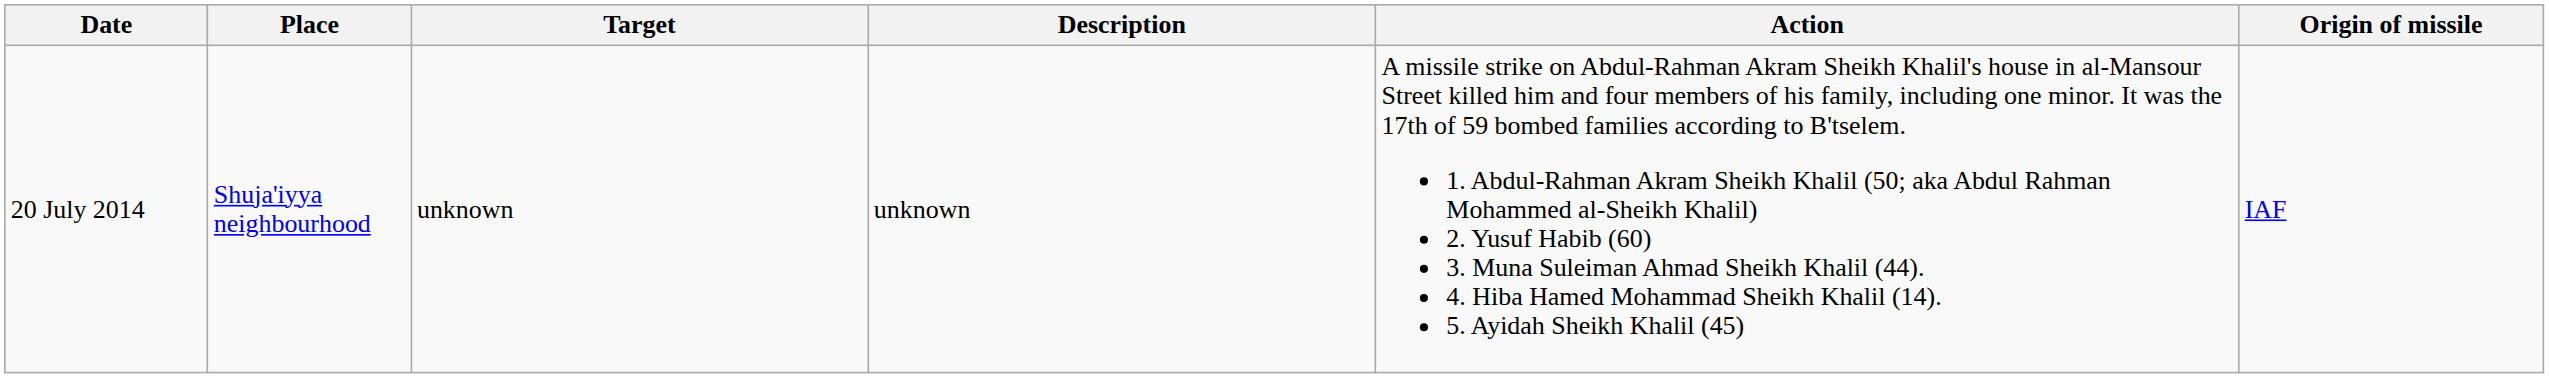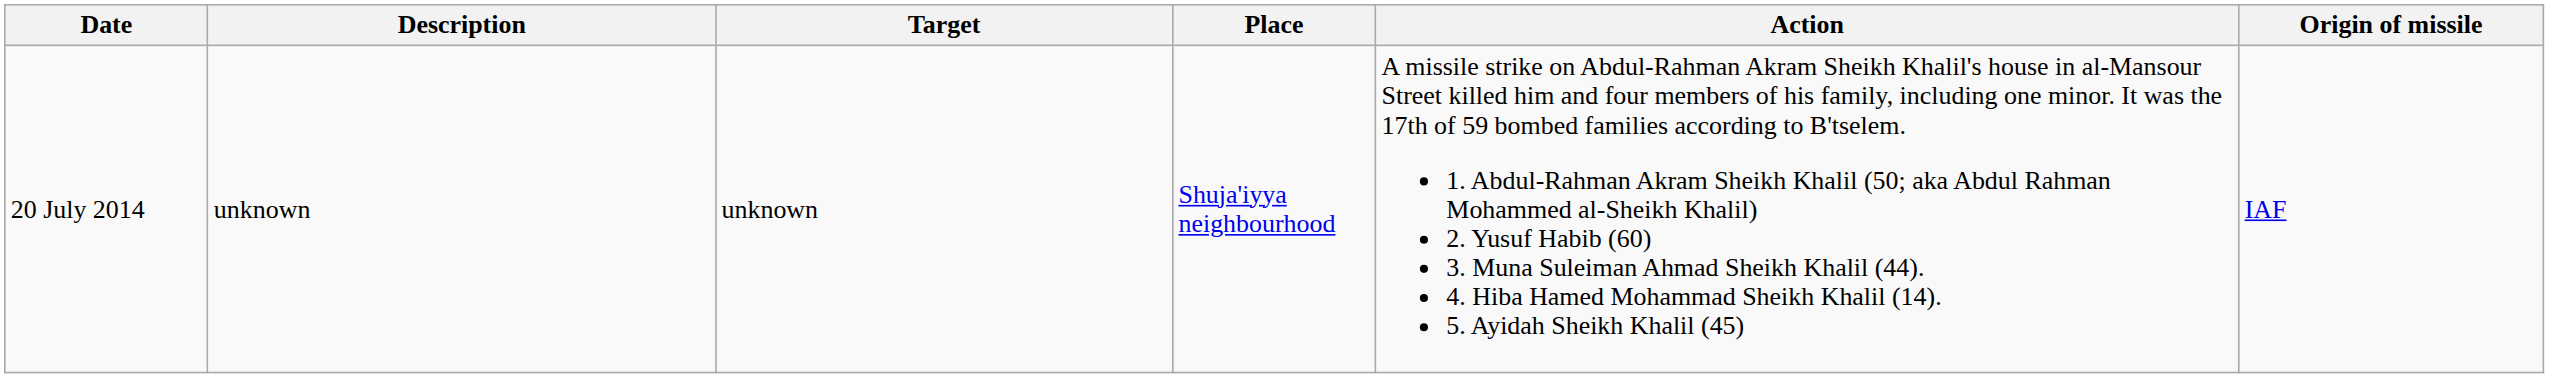columns swapped: (309, 25) <-> (1122, 25)
